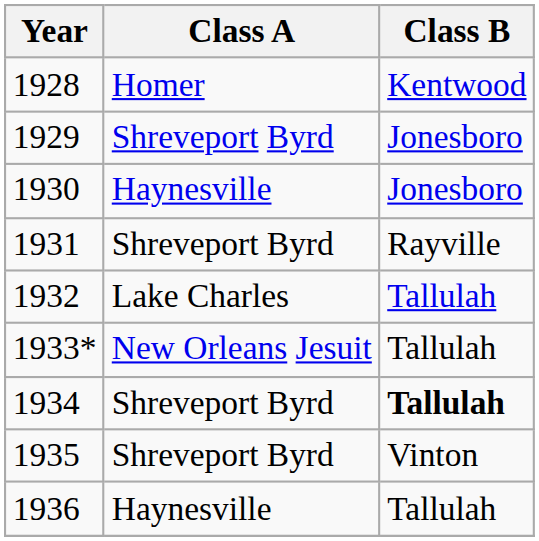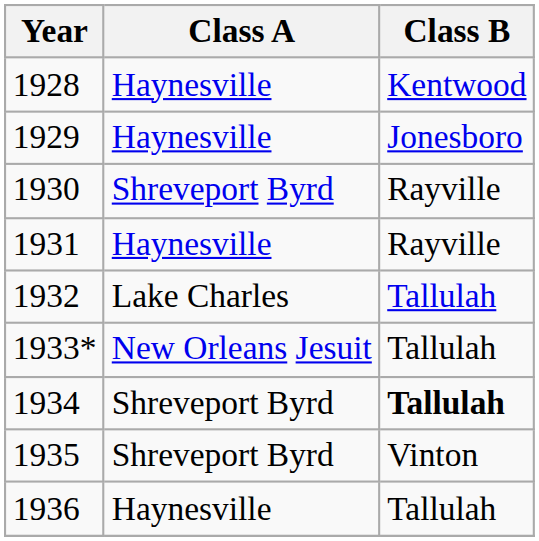(158, 84) Homer -> (192, 84) Haynesville
(223, 137) Shreveport Byrd -> (192, 137) Haynesville
(192, 190) Haynesville -> (223, 190) Shreveport Byrd
(455, 190) Jonesboro -> (444, 190) Rayville
(223, 243) Shreveport Byrd -> (192, 243) Haynesville
